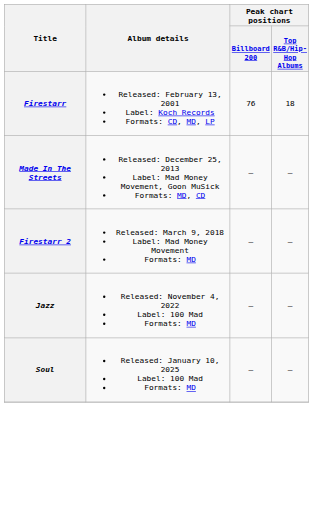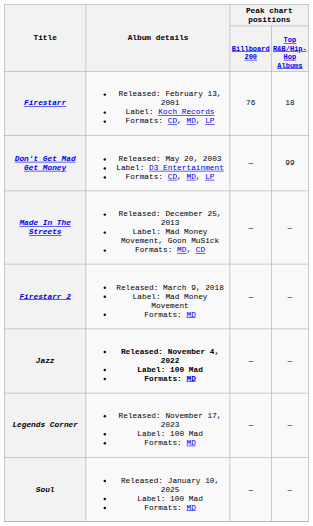+ row: (45, 163)
(158, 310) normal -> (158, 365) bold
+ row: (45, 425)
